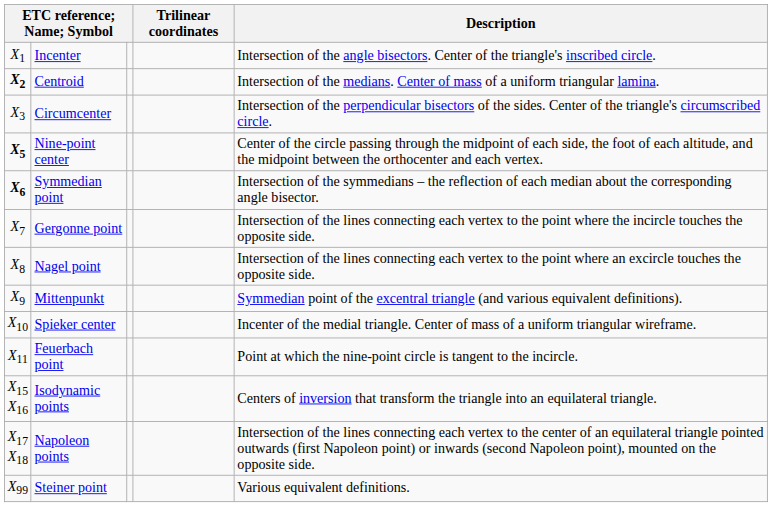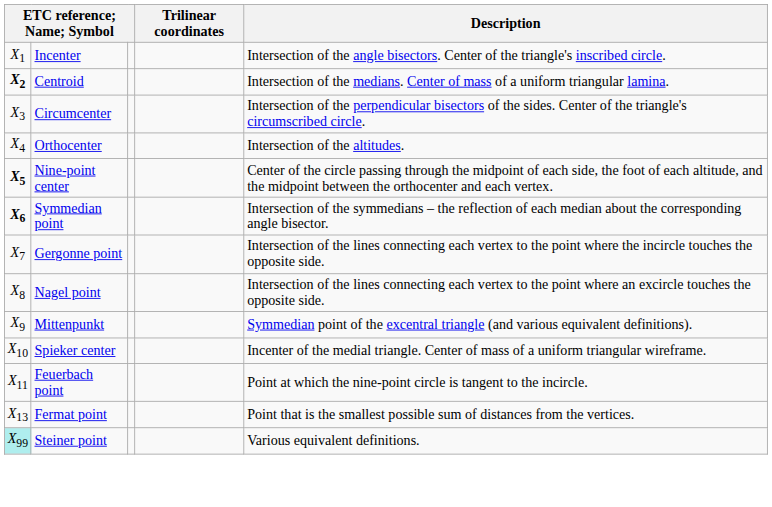+ row: (68, 145)
+ row: (71, 414)
- row: (67, 398)
- row: (62, 448)
(18, 488) no background -> (18, 440) paleturquoise background
